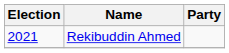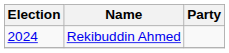(23, 36) 2021 -> (23, 36) 2024
